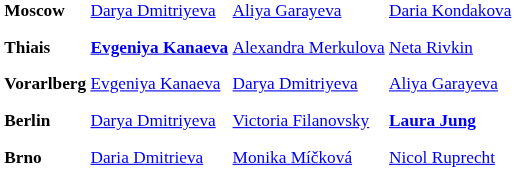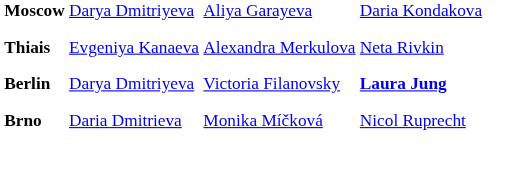(159, 47) bold -> (134, 47) normal
- row: (45, 83)
